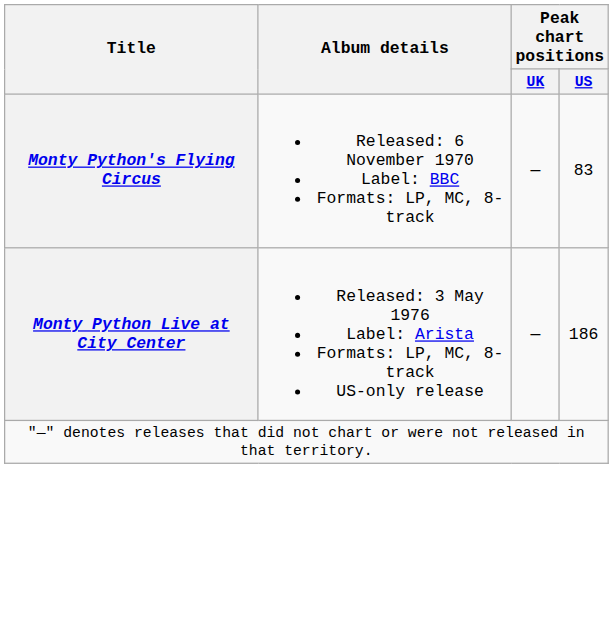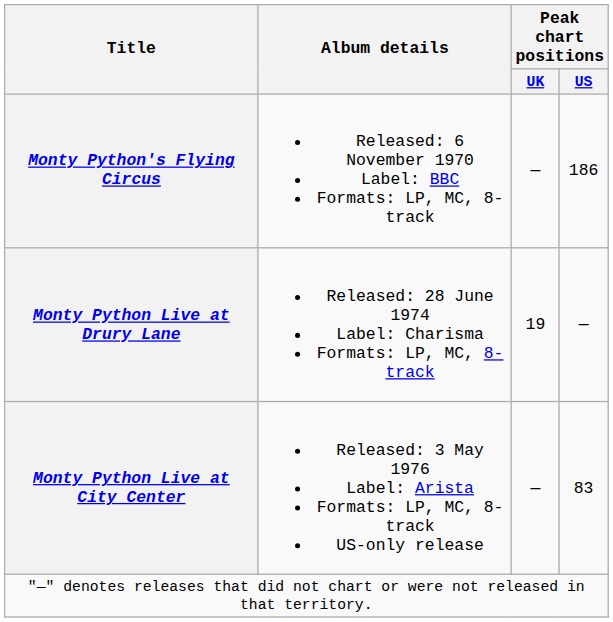(584, 171) 83 -> (584, 171) 186
+ row: (131, 325)
(584, 334) 186 -> (584, 488) 83
